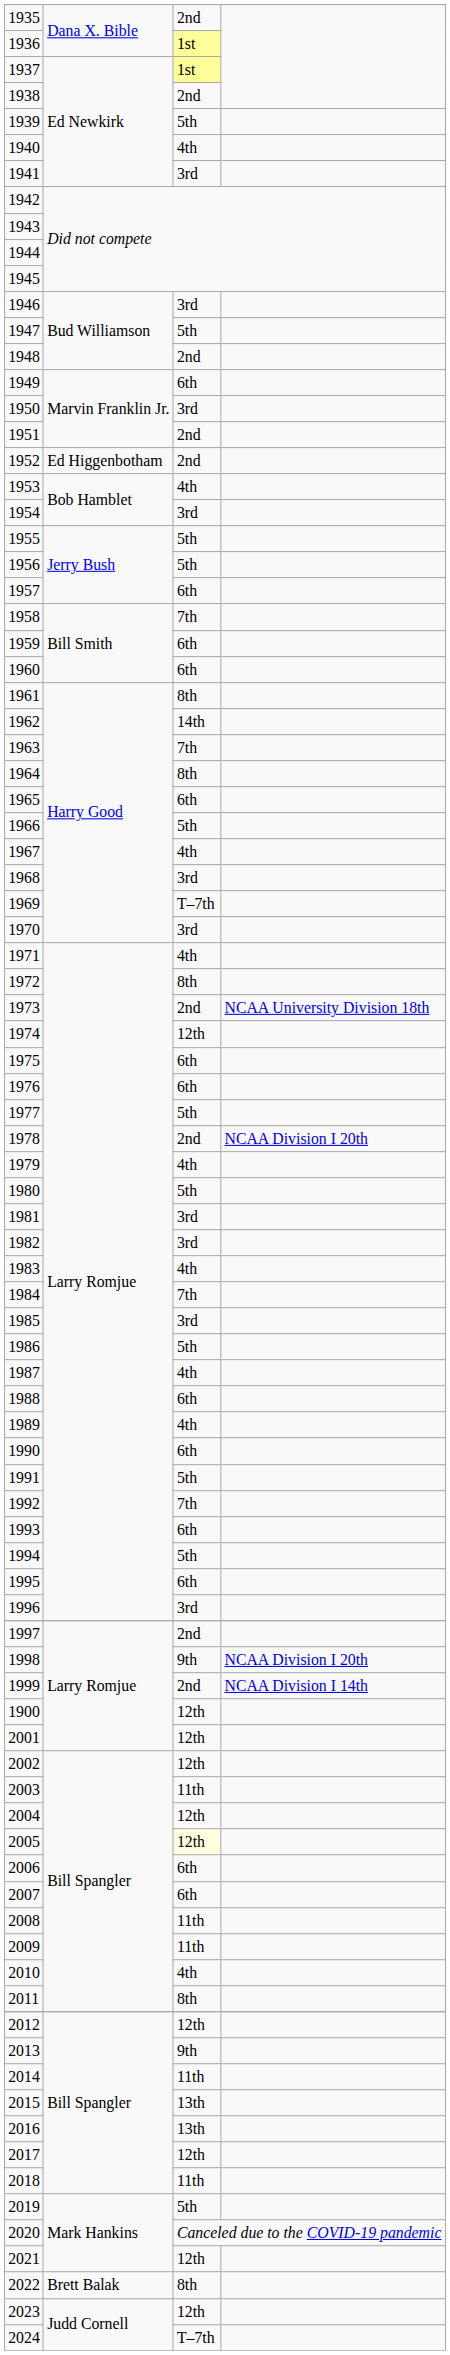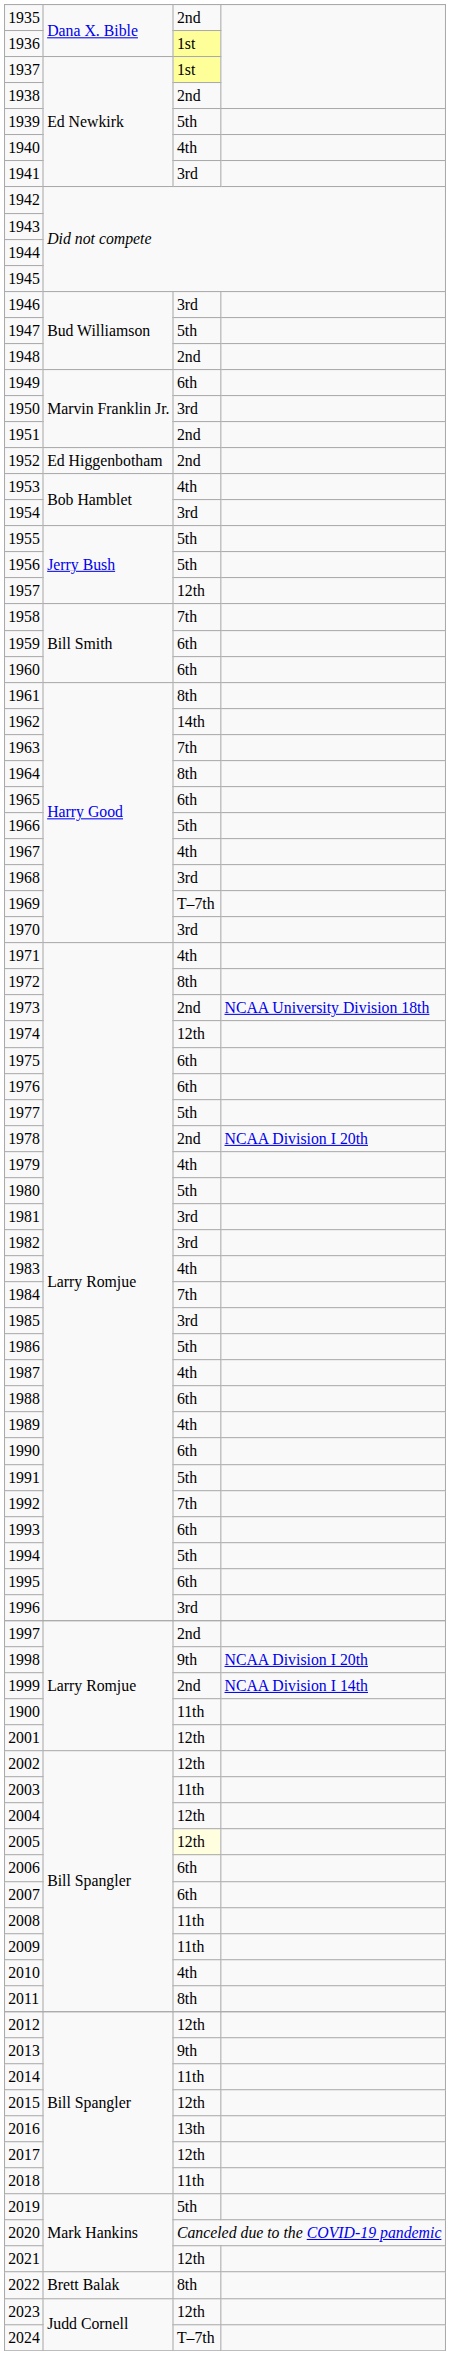(187, 591) 6th -> (191, 591) 12th
(191, 1711) 12th -> (191, 1711) 11th
(191, 2102) 13th -> (191, 2102) 12th
